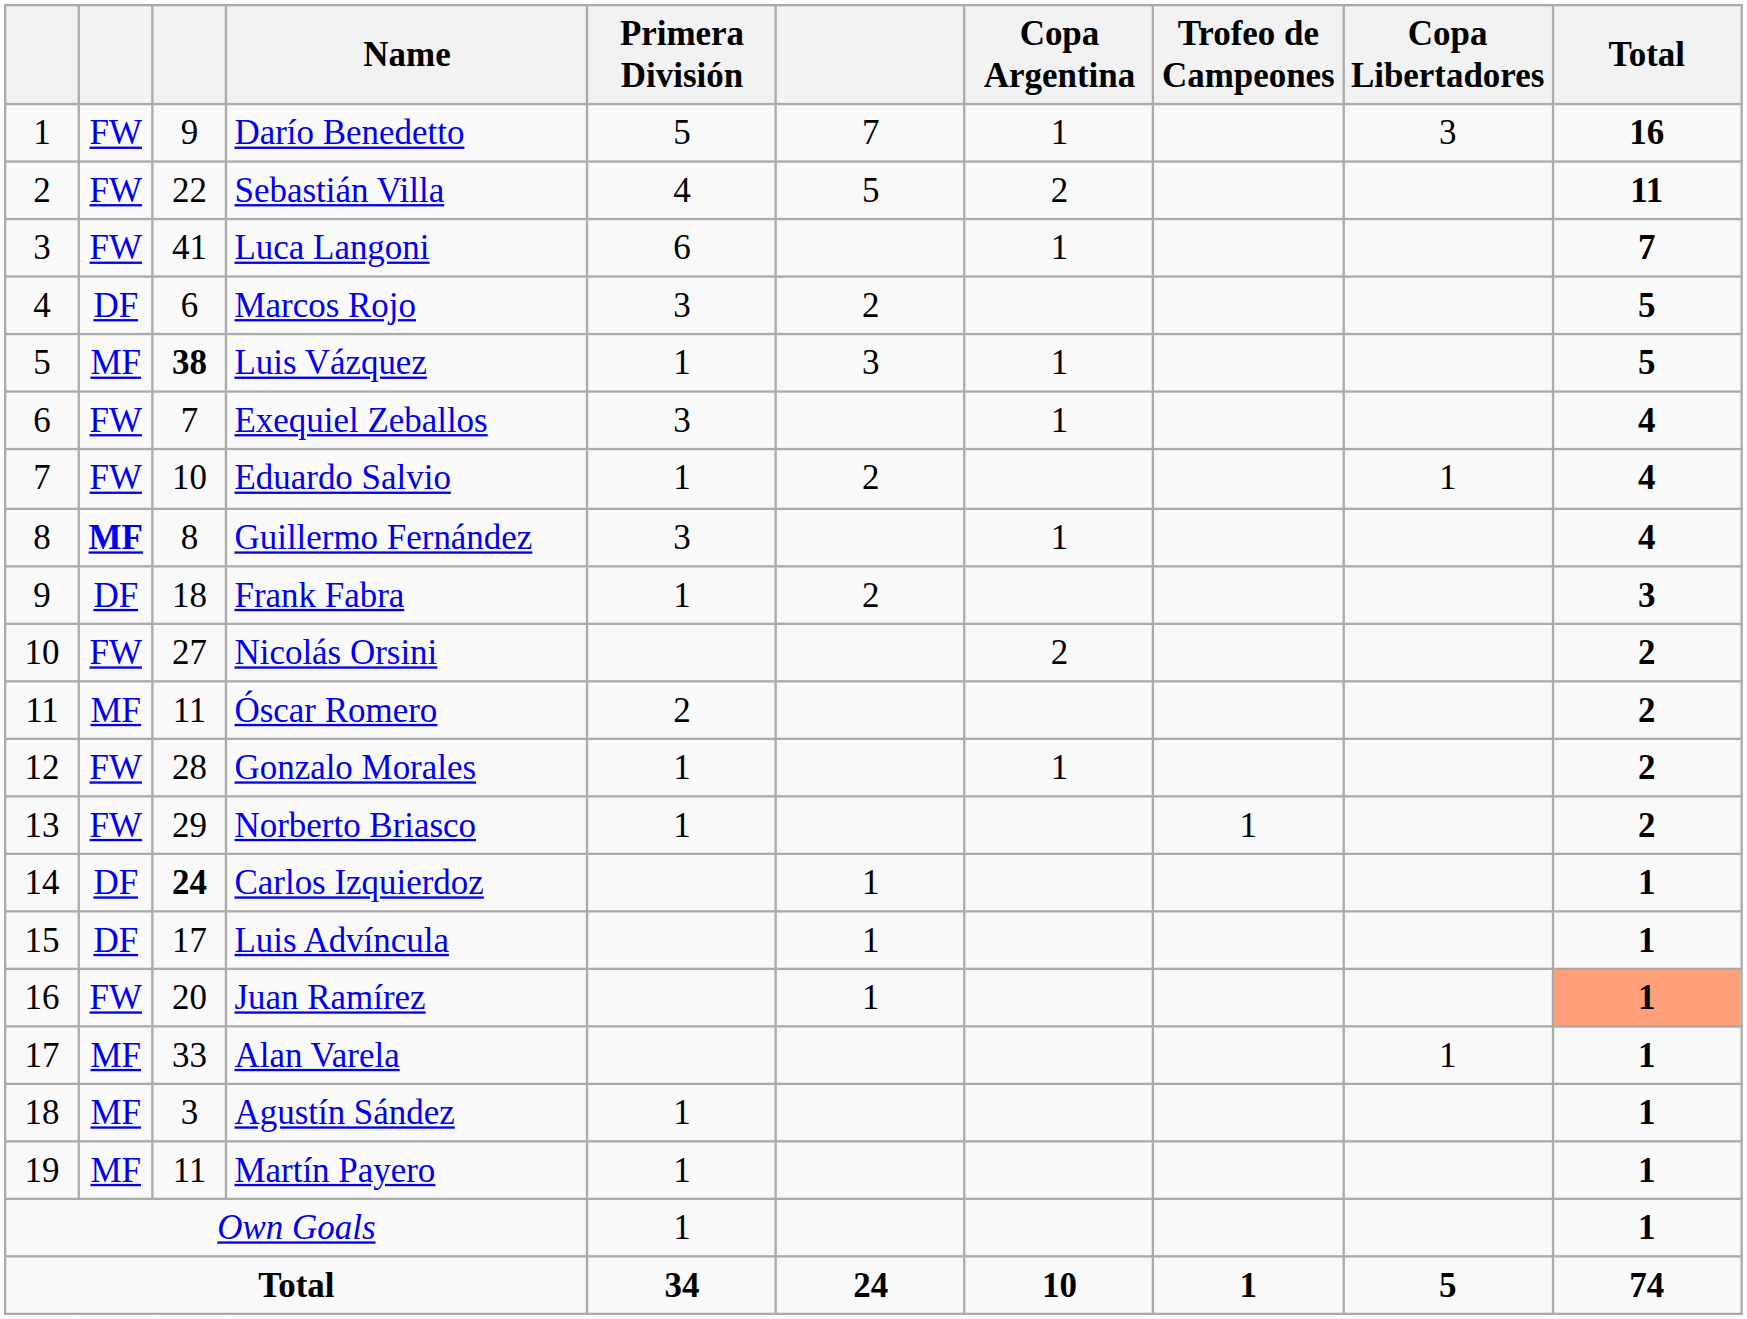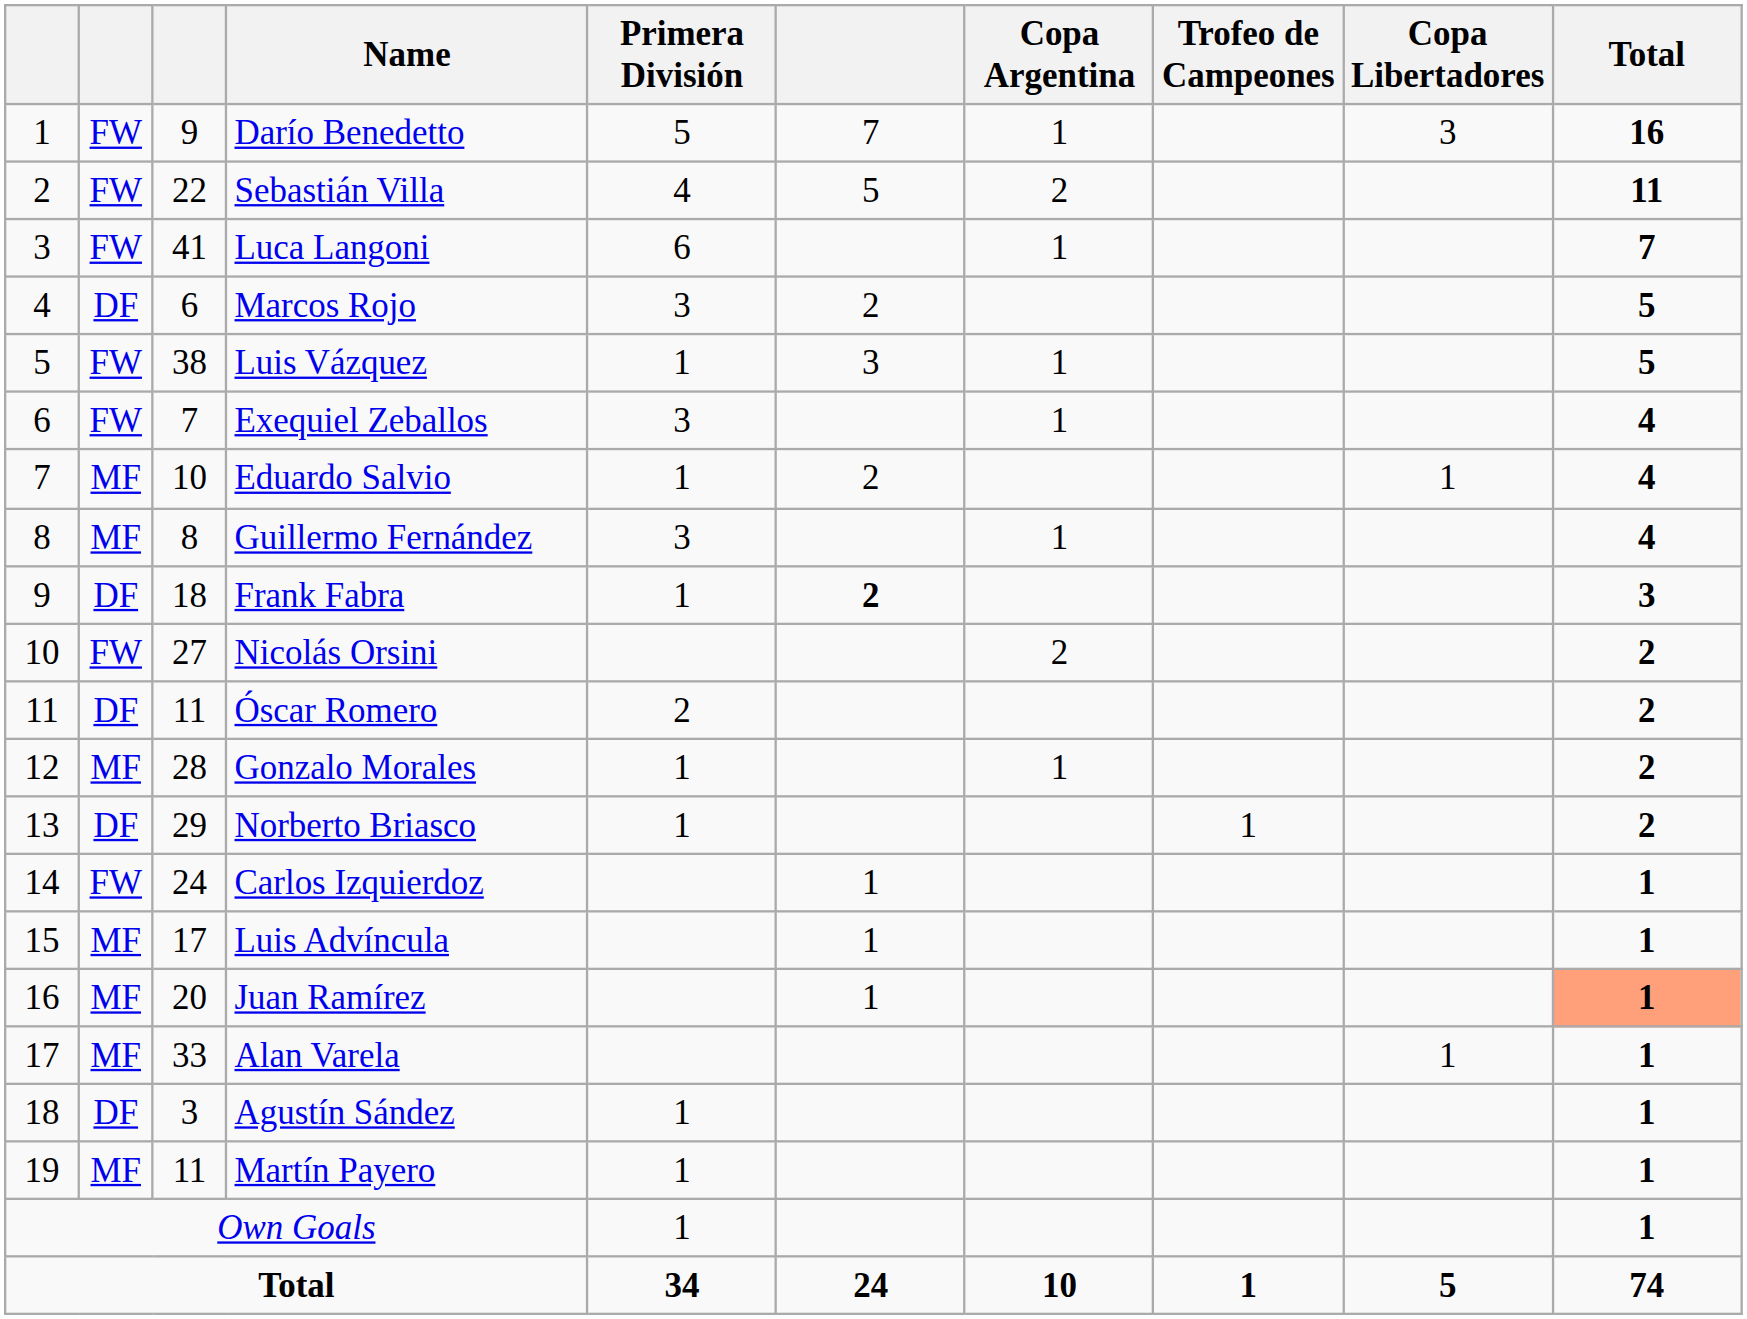(116, 363) MF -> (116, 363) FW
(190, 363) bold -> (190, 363) normal
(116, 478) FW -> (116, 478) MF
(116, 536) bold -> (116, 536) normal
(871, 593) normal -> (871, 593) bold
(116, 708) MF -> (116, 708) DF
(116, 766) FW -> (116, 766) MF
(116, 824) FW -> (116, 824) DF
(116, 881) DF -> (116, 881) FW
(190, 881) bold -> (190, 881) normal
(116, 939) DF -> (116, 939) MF
(116, 997) FW -> (116, 997) MF
(116, 1112) MF -> (116, 1112) DF
